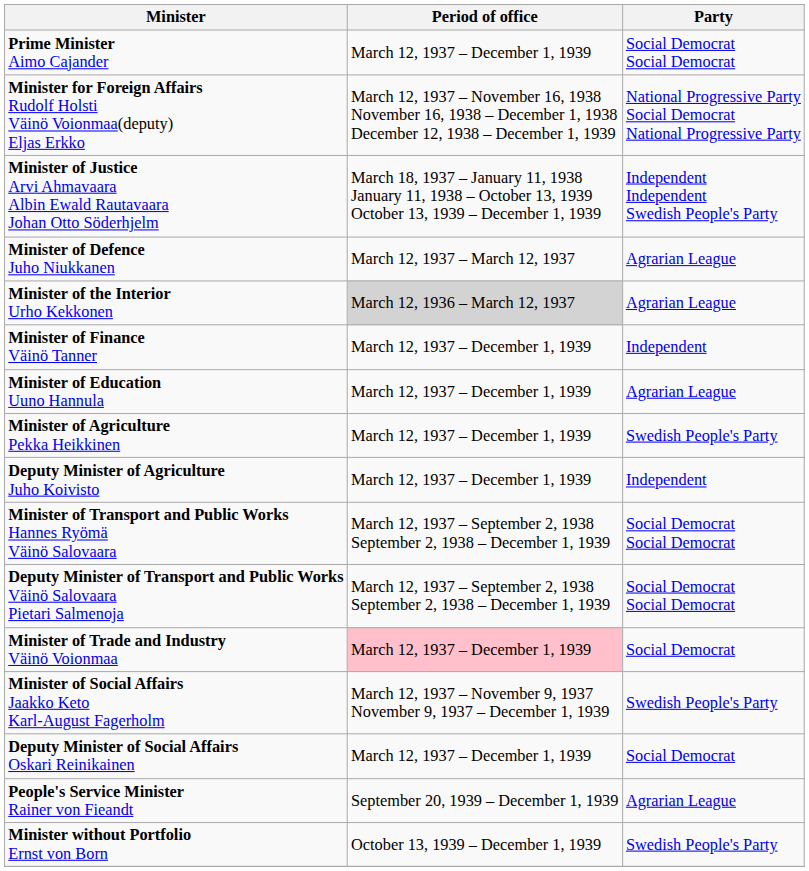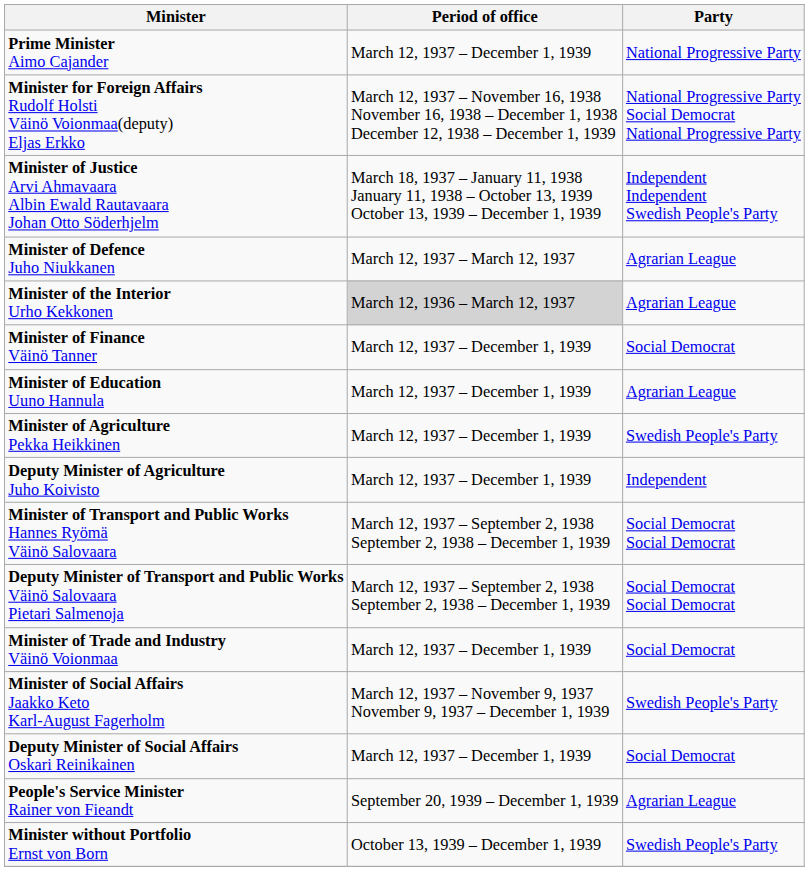(681, 52) Social Democrat Social Democrat -> (713, 52) National Progressive Party
(666, 347) Independent -> (681, 347) Social Democrat
(471, 649) pink background -> (471, 649) no background
